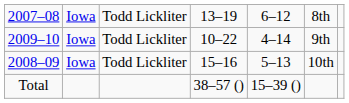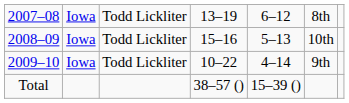rows swapped: (34, 62) <-> (34, 39)
